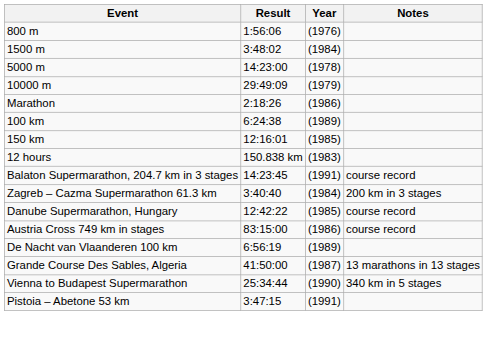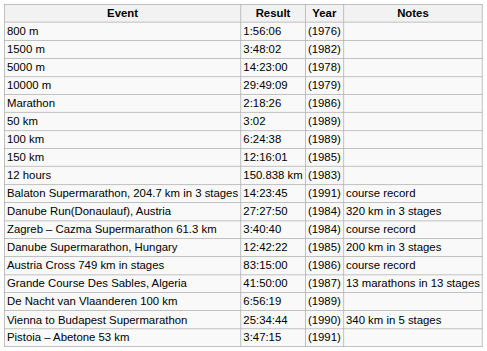(324, 49) (1984) -> (324, 49) (1982)
+ row: (22, 121)
+ row: (89, 211)
(394, 193) 200 km in 3 stages -> (381, 229) course record
(381, 211) course record -> (394, 247) 200 km in 3 stages
rows swapped: (97, 265) <-> (92, 247)
